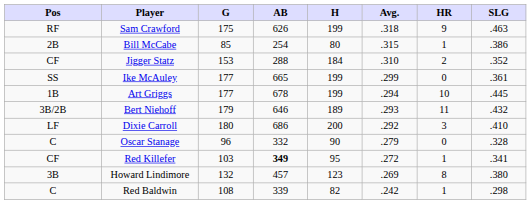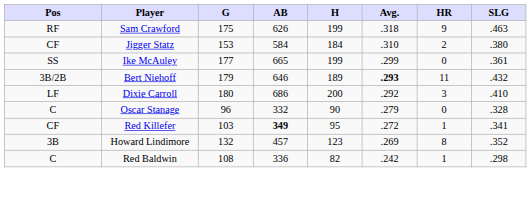- row: (150, 45)
(280, 61) 288 -> (280, 45) 584
(499, 61) .352 -> (499, 45) .380
- row: (150, 93)
(390, 110) normal -> (390, 77) bold
(499, 175) .380 -> (499, 142) .352
(280, 191) 339 -> (280, 158) 336
